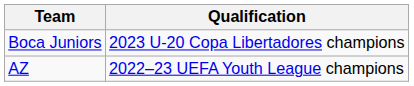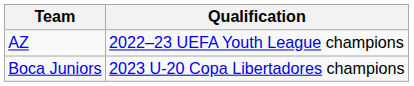rows swapped: (55, 42) <-> (19, 68)
